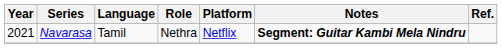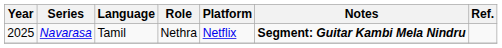(21, 33) 2021 -> (21, 33) 2025
